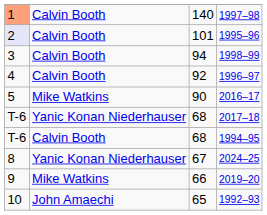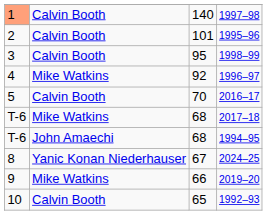(11, 35) lavender background -> (11, 35) no background
(199, 55) 94 -> (199, 55) 95
(69, 76) Calvin Booth -> (70, 76) Mike Watkins
(70, 96) Mike Watkins -> (69, 96) Calvin Booth
(199, 96) 90 -> (199, 96) 70
(109, 117) Yanic Konan Niederhauser -> (70, 117) Mike Watkins
(69, 138) Calvin Booth -> (73, 138) John Amaechi
(73, 199) John Amaechi -> (69, 199) Calvin Booth
